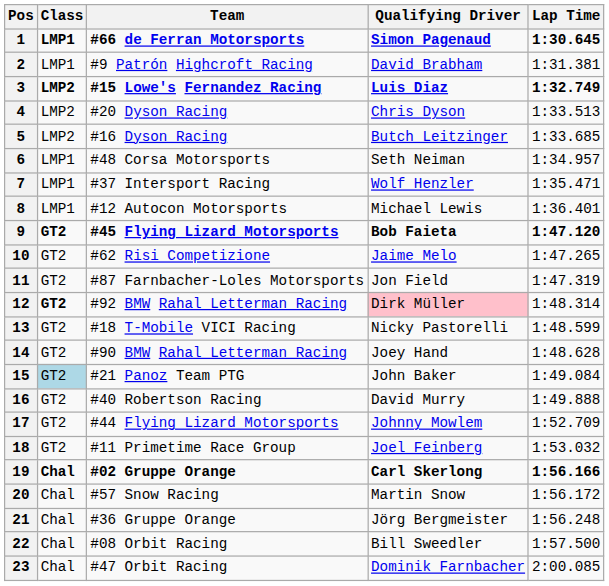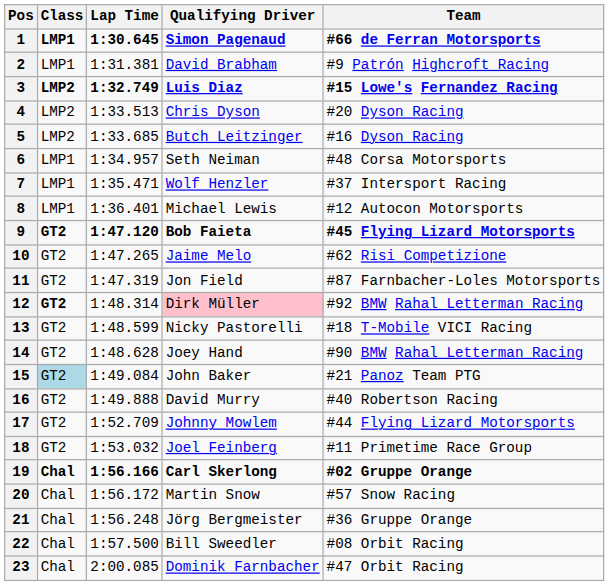columns swapped: (227, 16) <-> (566, 16)
